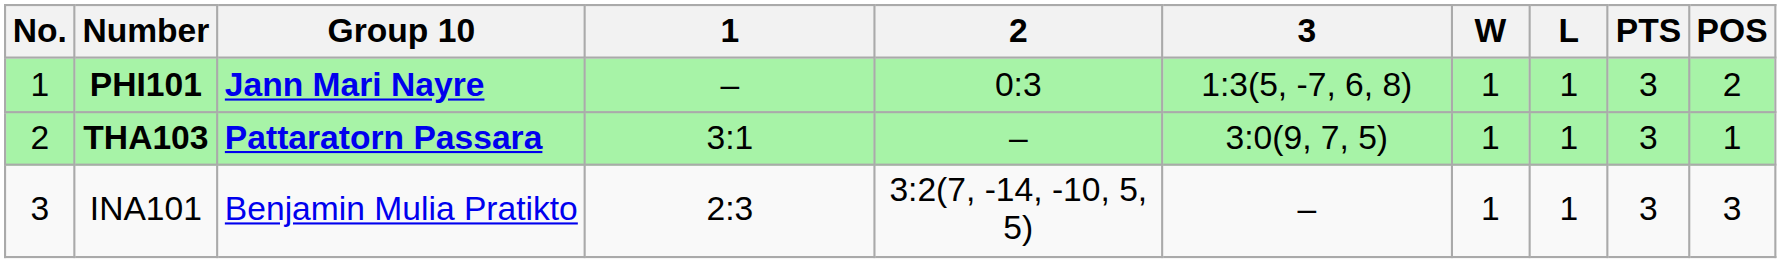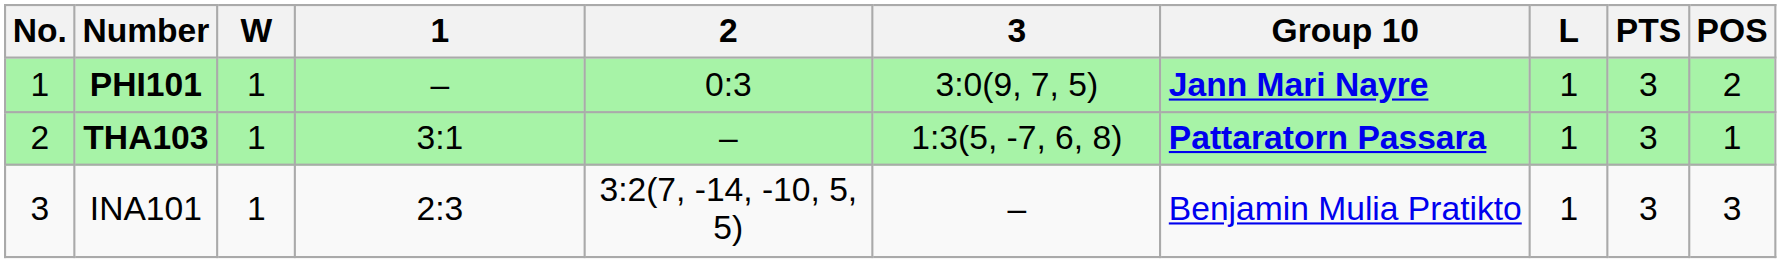columns swapped: (401, 31) <-> (1490, 31)
(1307, 84) 1:3(5, -7, 6, 8) -> (1017, 84) 3:0(9, 7, 5)
(1307, 137) 3:0(9, 7, 5) -> (1017, 137) 1:3(5, -7, 6, 8)
